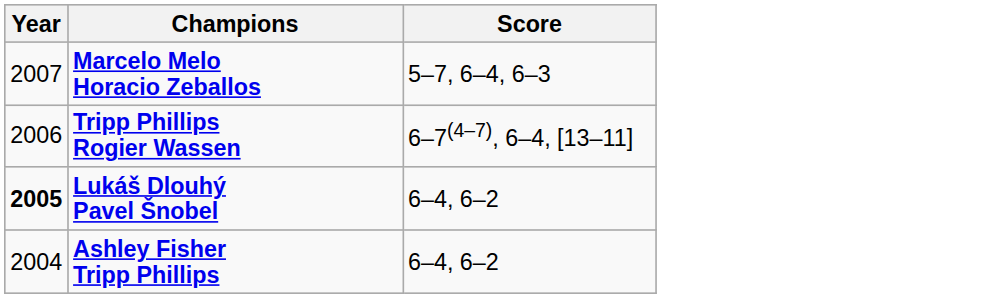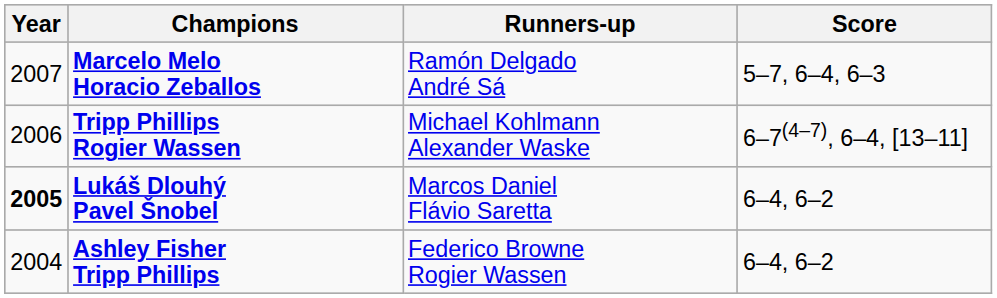+ column: (570, 24)
